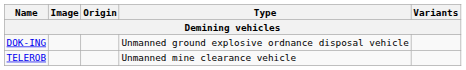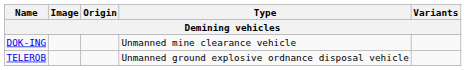(265, 42) Unmanned ground explosive ordnance disposal vehicle -> (209, 42) Unmanned mine clearance vehicle
(209, 58) Unmanned mine clearance vehicle -> (265, 58) Unmanned ground explosive ordnance disposal vehicle
